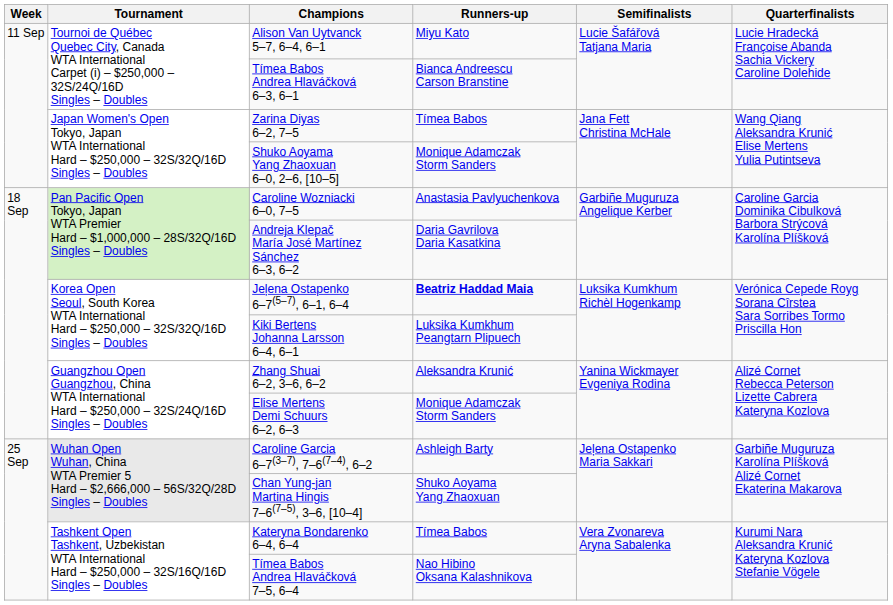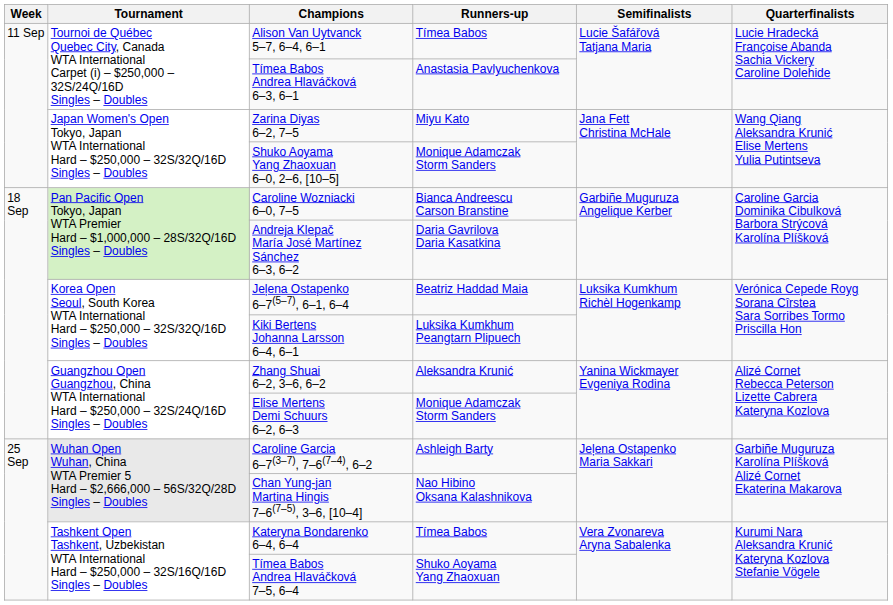(442, 33) Miyu Kato -> (451, 33) Tímea Babos
(464, 75) Bianca Andreescu Carson Branstine -> (487, 69) Anastasia Pavlyuchenkova
(451, 119) Tímea Babos -> (442, 119) Miyu Kato
(487, 198) Anastasia Pavlyuchenkova -> (464, 204) Bianca Andreescu Carson Branstine
(474, 289) bold -> (472, 289) normal
(458, 490) Shuko Aoyama Yang Zhaoxuan -> (474, 490) Nao Hibino Oksana Kalashnikova
(474, 571) Nao Hibino Oksana Kalashnikova -> (458, 571) Shuko Aoyama Yang Zhaoxuan
